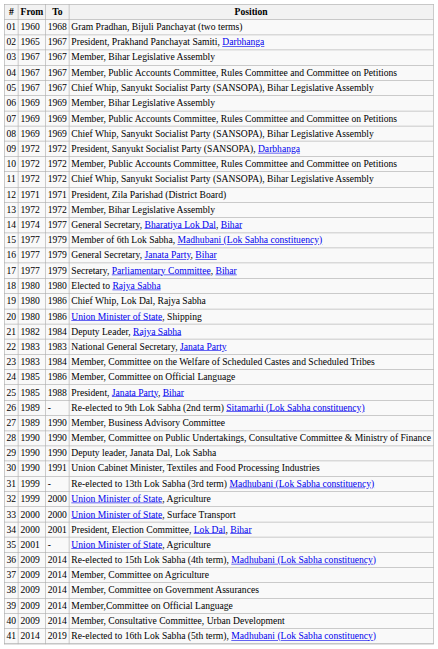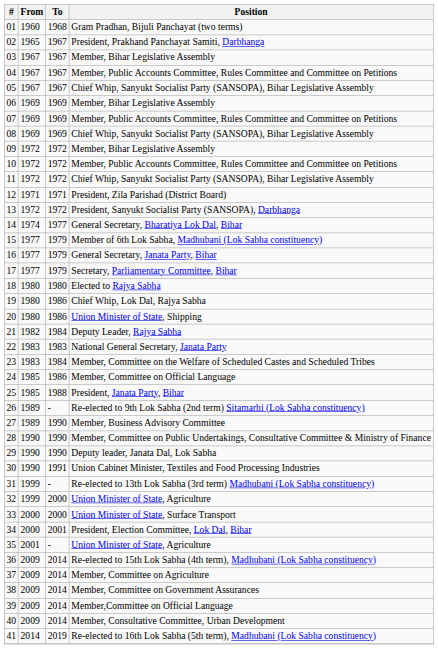(186, 149) President, Sanyukt Socialist Party (SANSOPA), Darbhanga -> (143, 149) Member, Bihar Legislative Assembly
(143, 210) Member, Bihar Legislative Assembly -> (186, 210) President, Sanyukt Socialist Party (SANSOPA), Darbhanga
